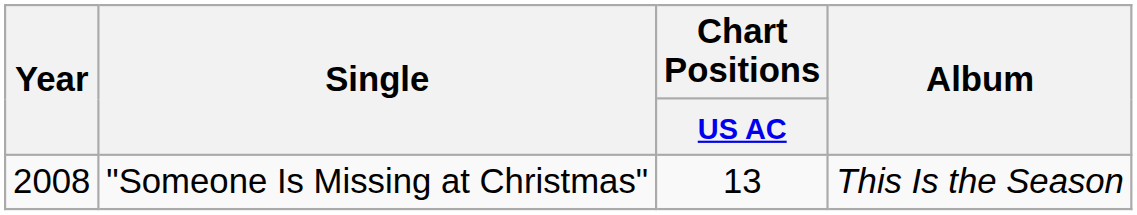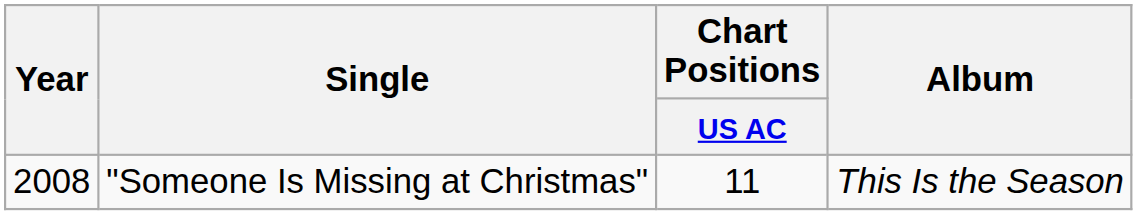(742, 181) 13 -> (742, 181) 11
